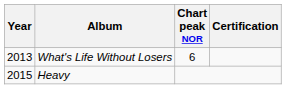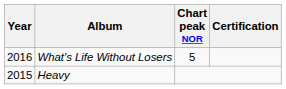(20, 57) 2013 -> (20, 57) 2016
(192, 57) 6 -> (192, 57) 5
